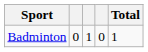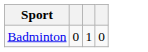- column: (125, 15)
